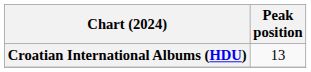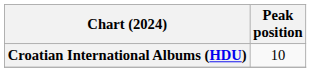(278, 55) 13 -> (278, 55) 10
